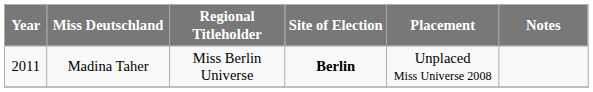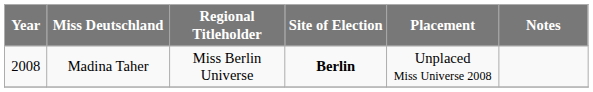(26, 66) 2011 -> (26, 66) 2008
